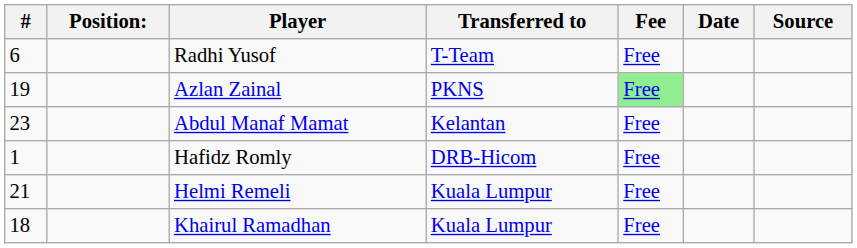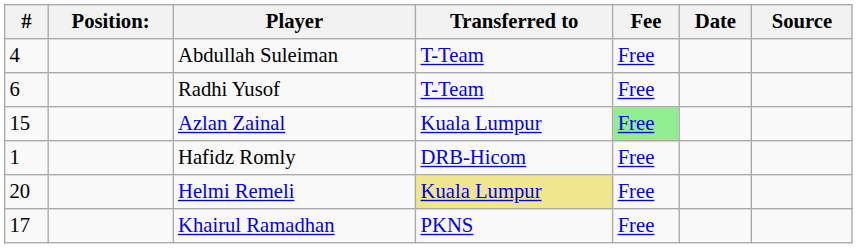+ row: (258, 55)
(20, 89) 19 -> (20, 123) 15
(457, 89) PKNS -> (481, 123) Kuala Lumpur
- row: (261, 123)
(20, 192) 21 -> (20, 192) 20
(491, 192) no background -> (481, 192) khaki background
(20, 226) 18 -> (20, 226) 17
(491, 226) Kuala Lumpur -> (447, 226) PKNS
